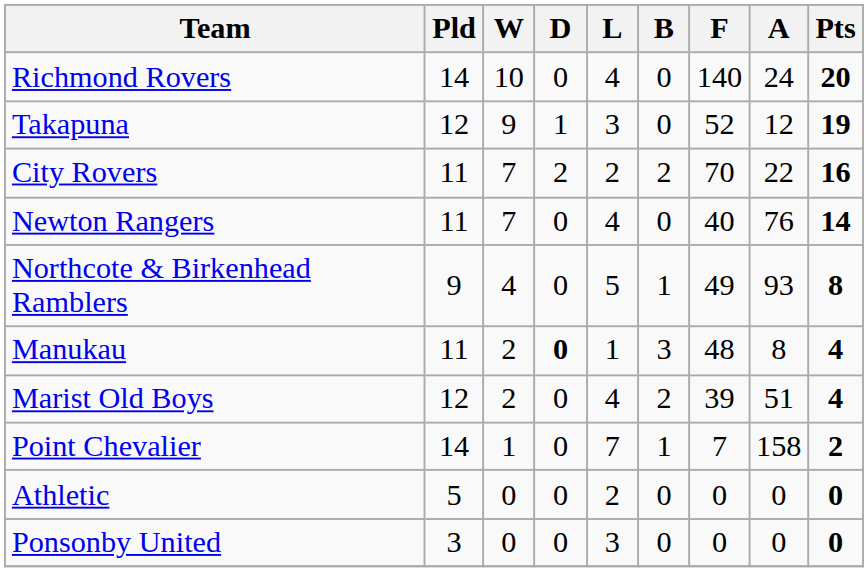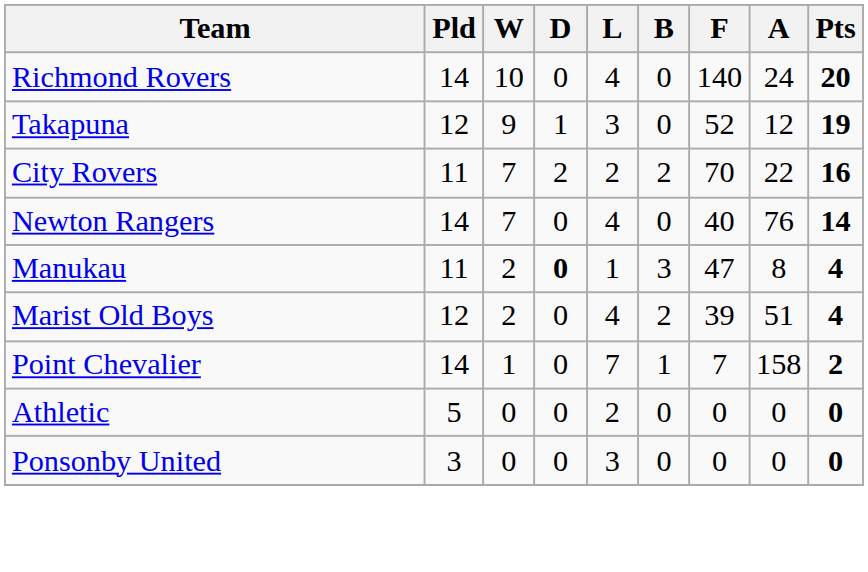(454, 220) 11 -> (454, 220) 14
- row: (161, 285)
(719, 350) 48 -> (719, 268) 47
